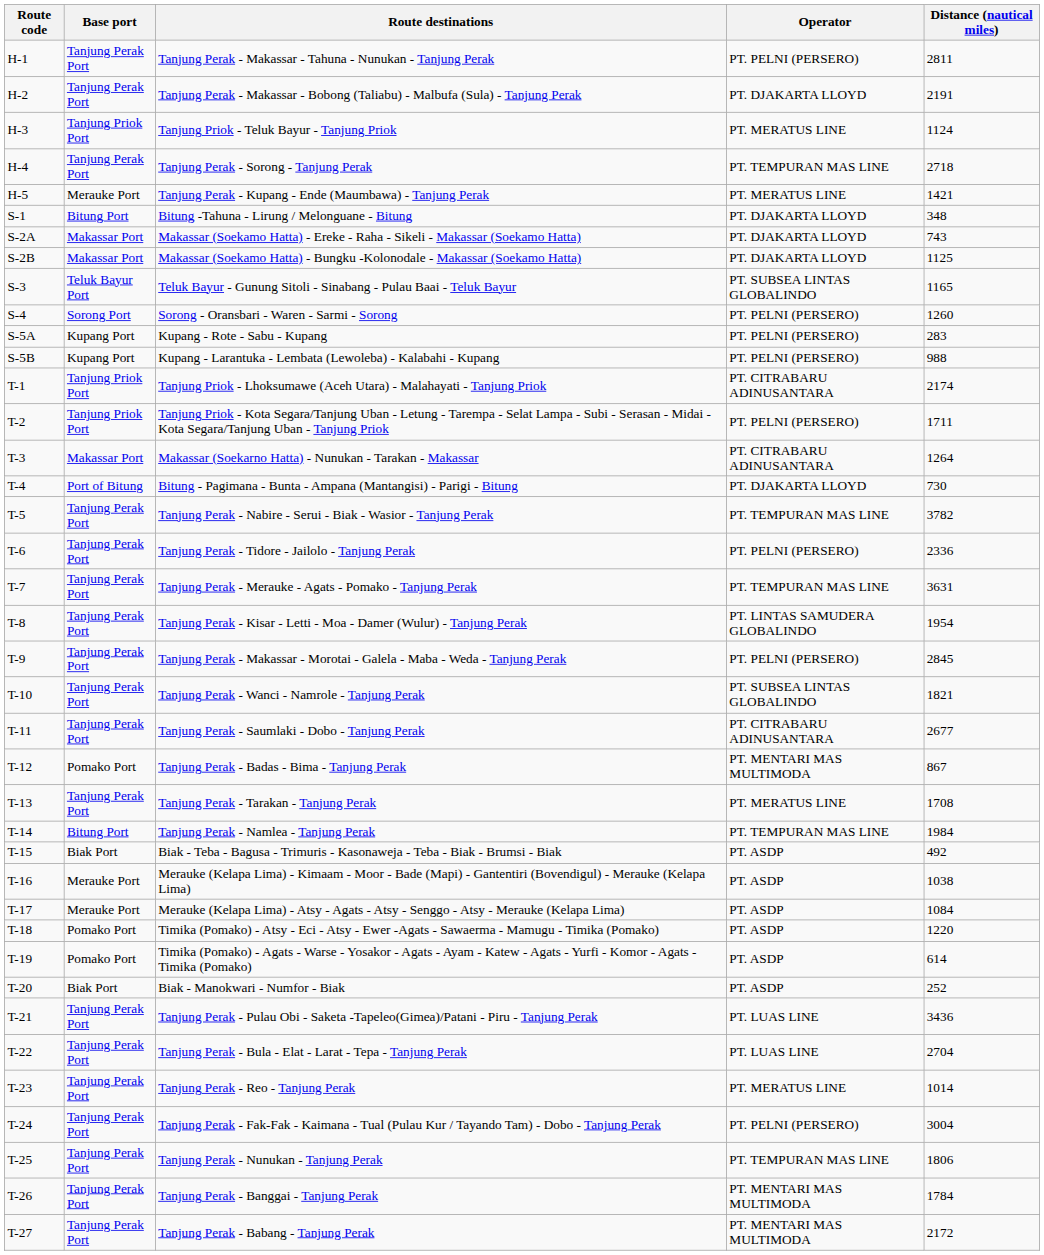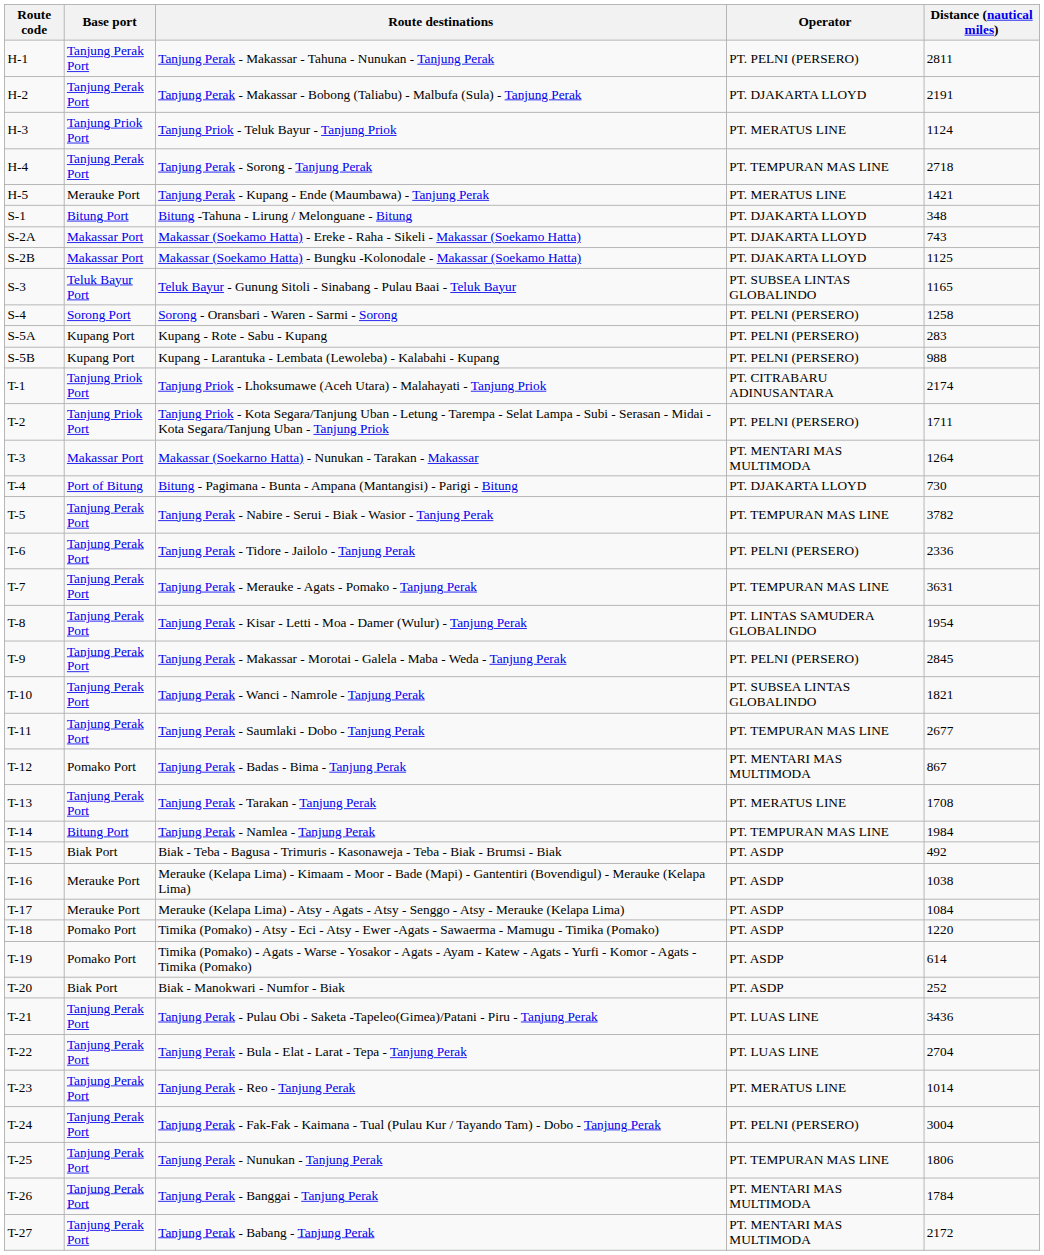(940, 315) 1260 -> (940, 315) 1258
(782, 457) PT. CITRABARU ADINUSANTARA -> (786, 457) PT. MENTARI MAS MULTIMODA
(782, 731) PT. CITRABARU ADINUSANTARA -> (809, 731) PT. TEMPURAN MAS LINE
